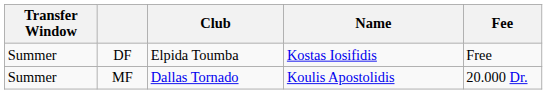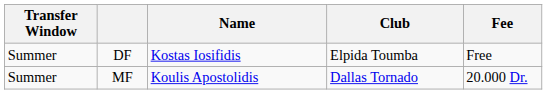columns swapped: (373, 24) <-> (215, 24)
